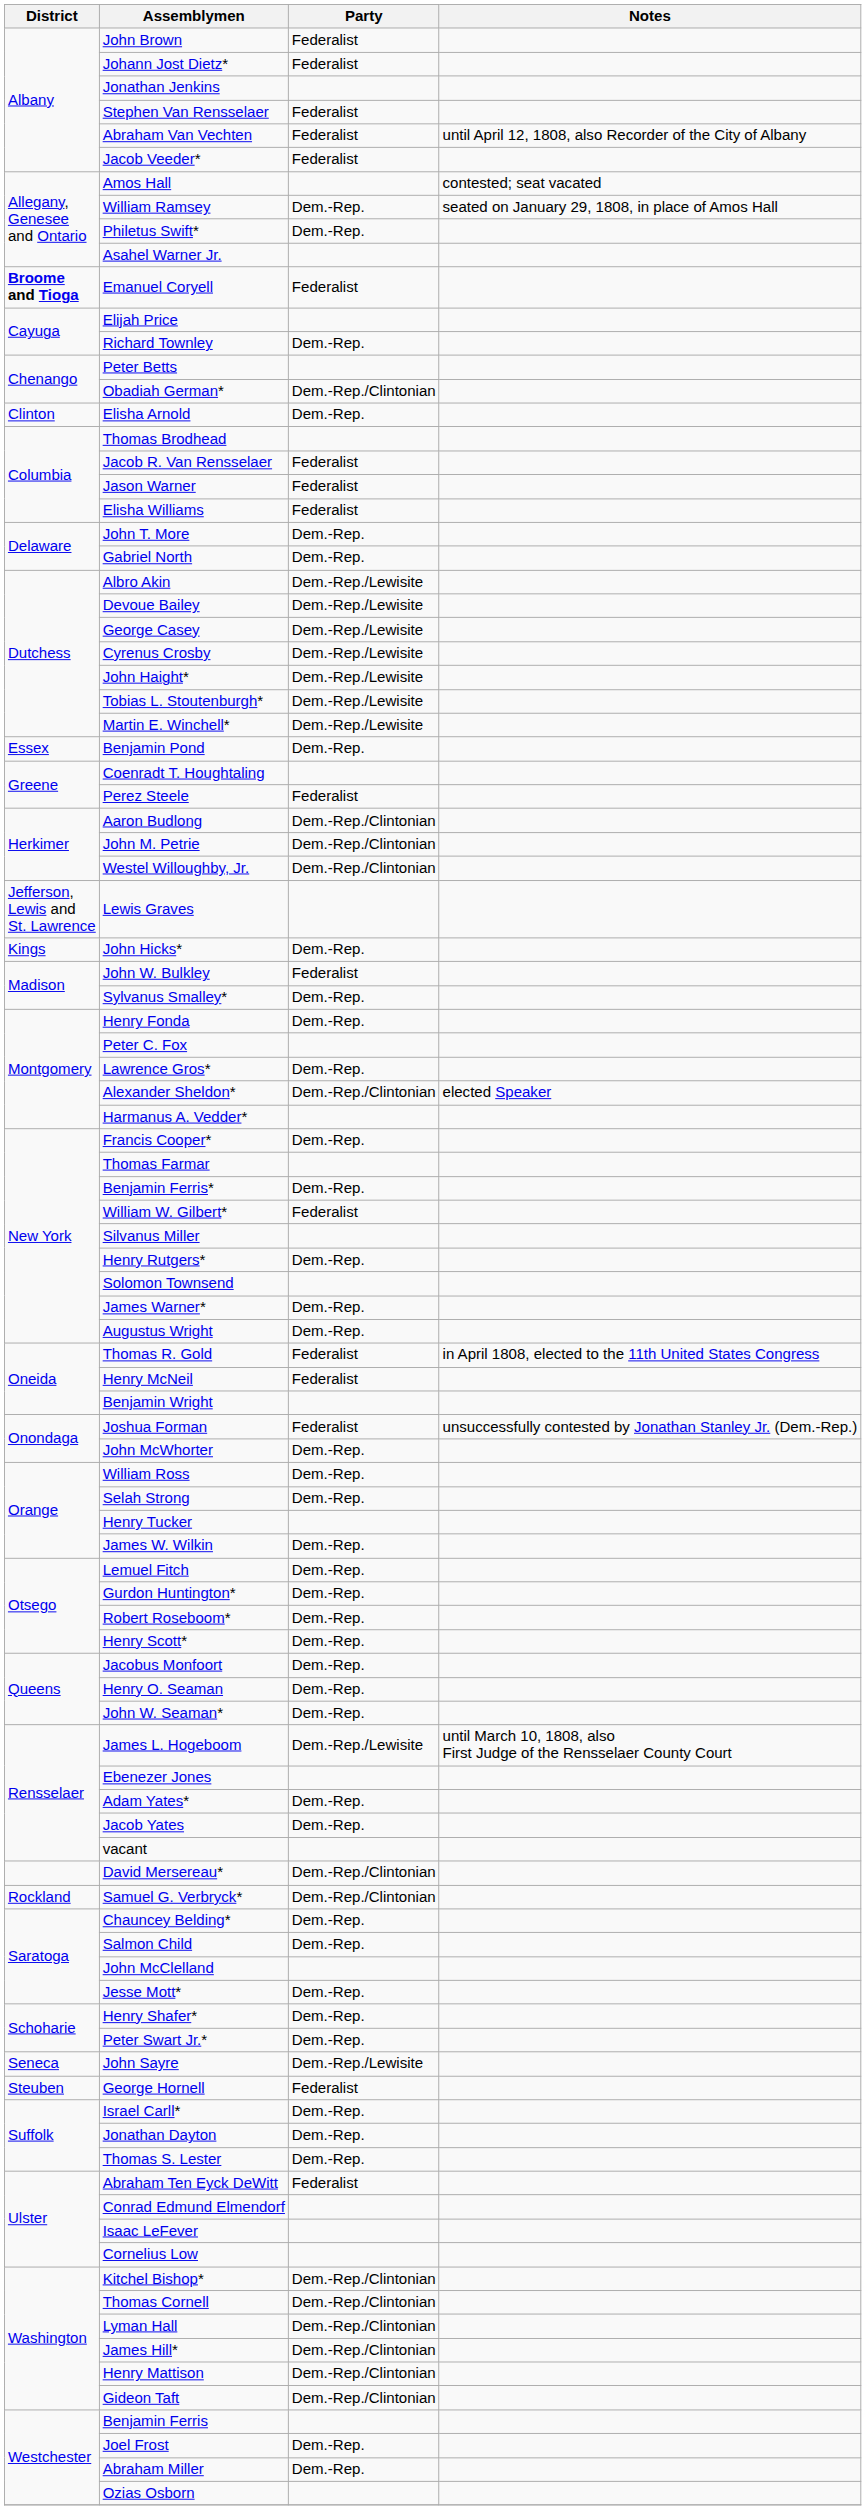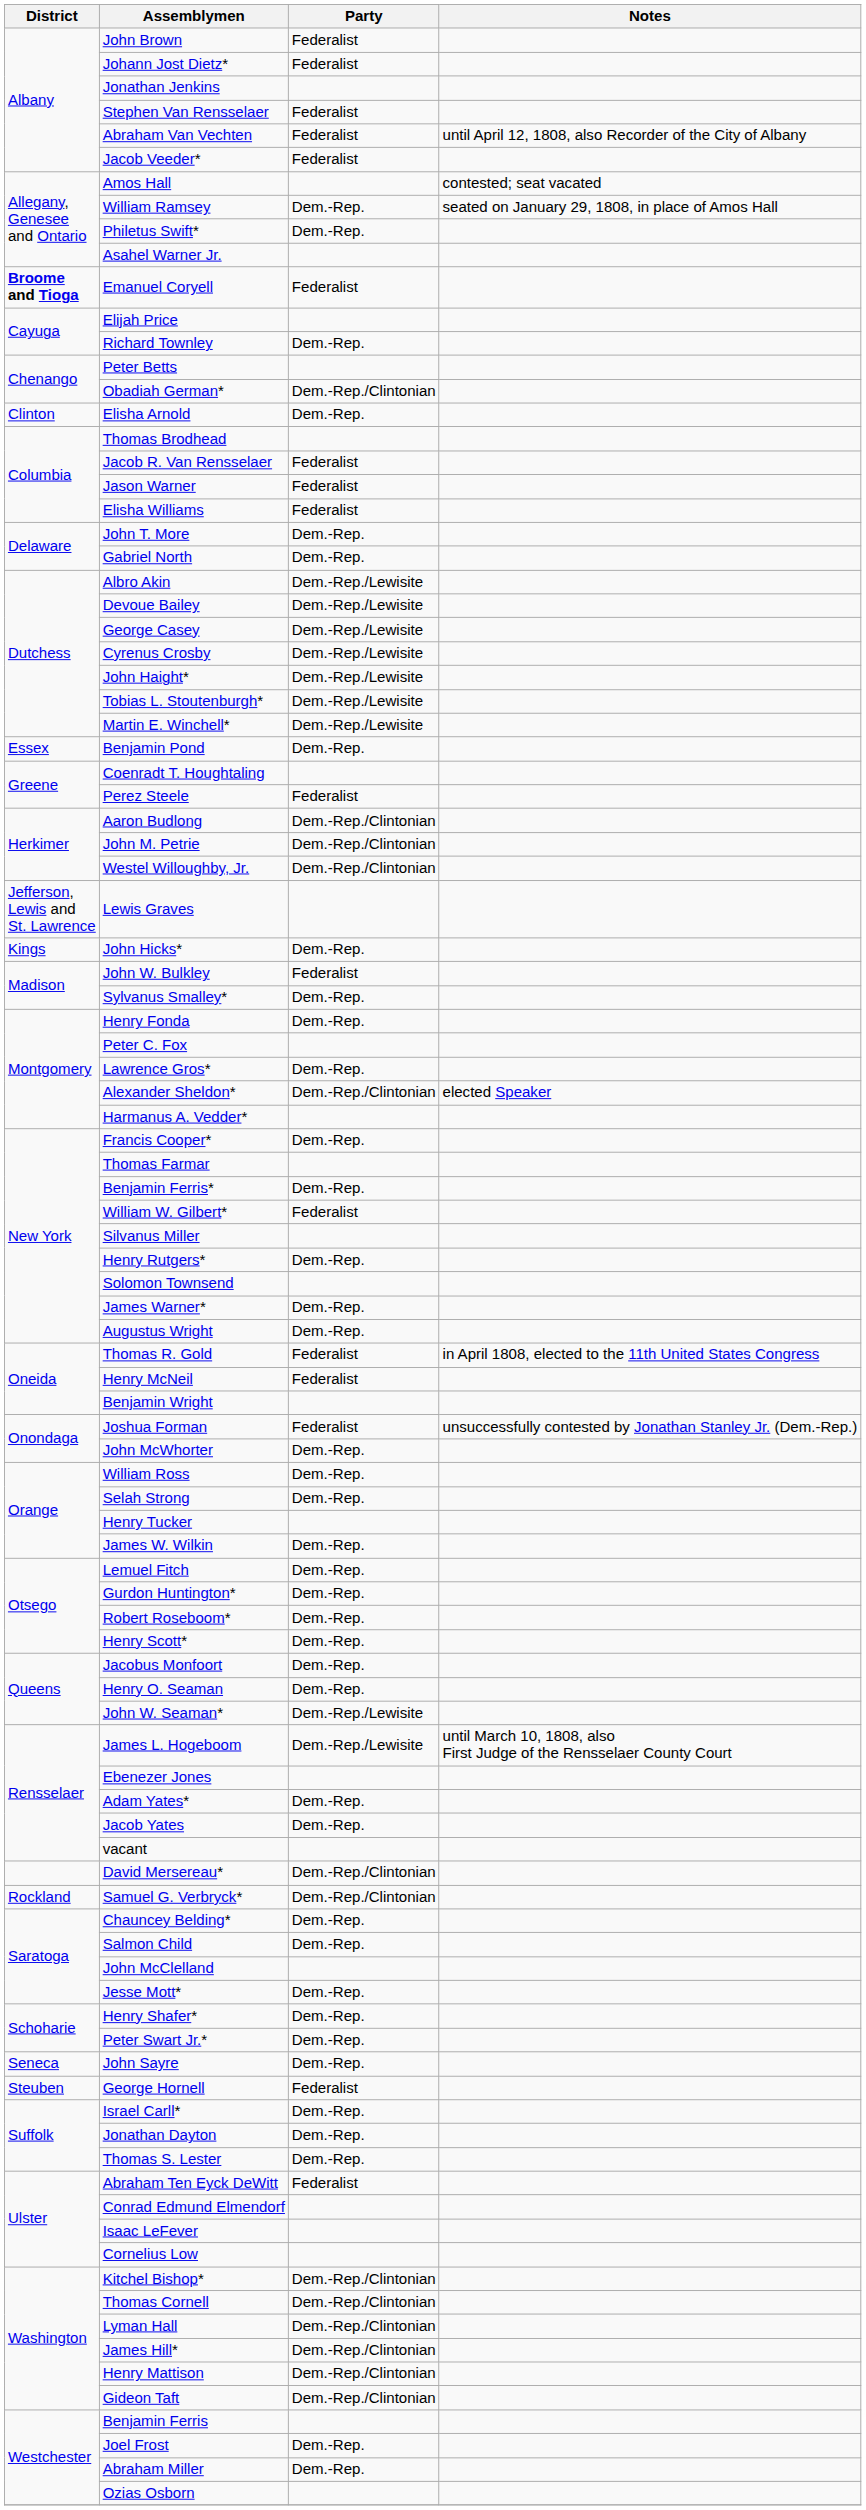(328, 1713) Dem.-Rep. -> (357, 1713) Dem.-Rep./Lewisite
(357, 2063) Dem.-Rep./Lewisite -> (328, 2063) Dem.-Rep.
